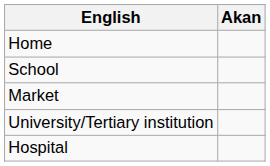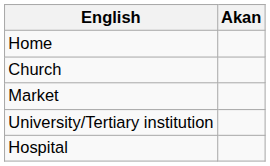- row: (34, 69)
+ row: (35, 69)
